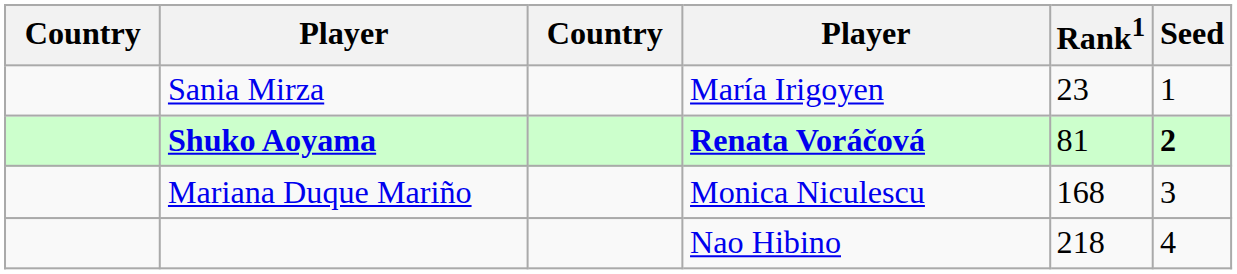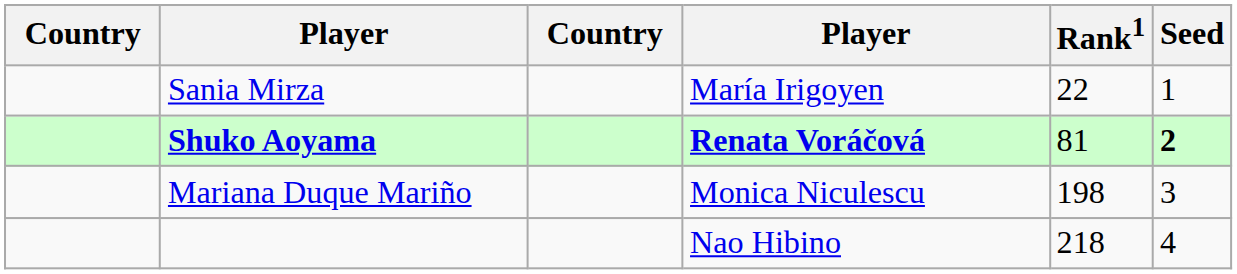(1073, 89) 23 -> (1073, 89) 22
(1081, 191) 168 -> (1081, 191) 198
